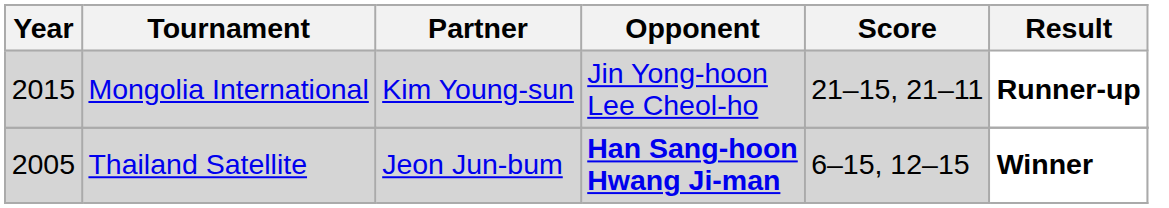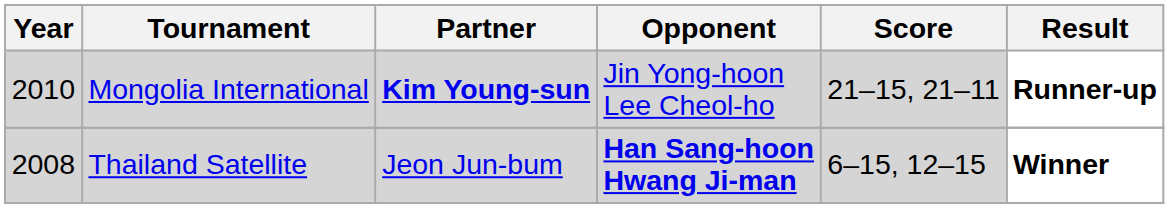(43, 89) 2015 -> (43, 89) 2010
(478, 89) normal -> (486, 89) bold
(43, 166) 2005 -> (43, 166) 2008
